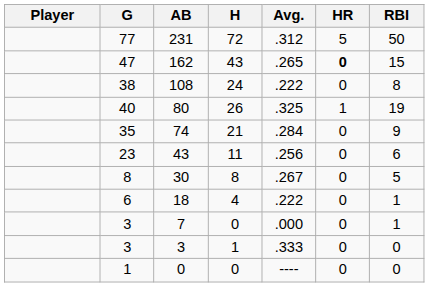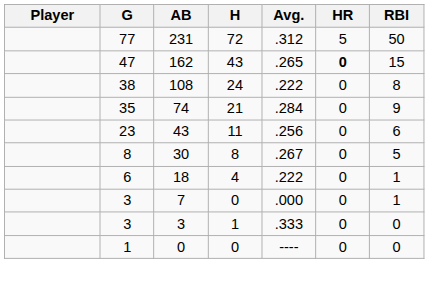- row: (181, 108)
